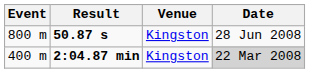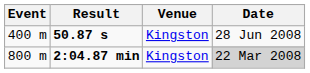(27, 37) 800 m -> (27, 37) 400 m
(27, 58) 400 m -> (27, 58) 800 m
